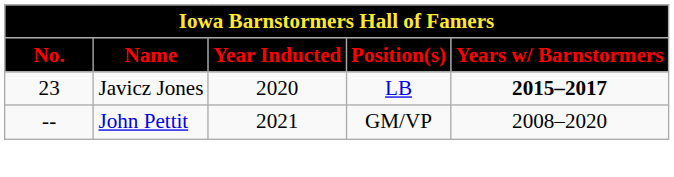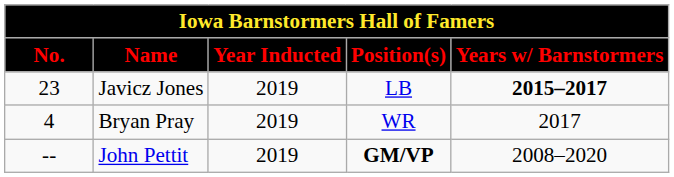(277, 88) 2020 -> (277, 88) 2019
+ row: (146, 121)
(277, 121) 2021 -> (277, 155) 2019
(399, 121) normal -> (399, 155) bold
